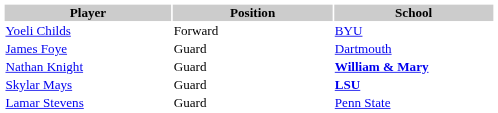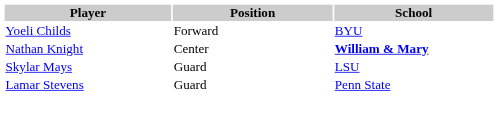- row: (36, 49)
(190, 67) Guard -> (191, 49) Center
(348, 85) bold -> (347, 67) normal
